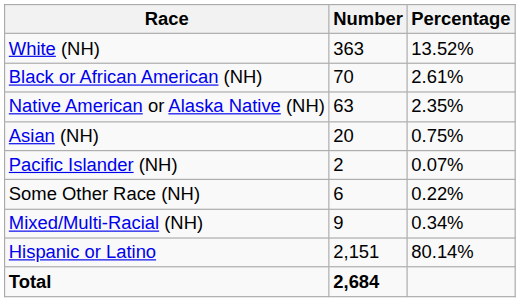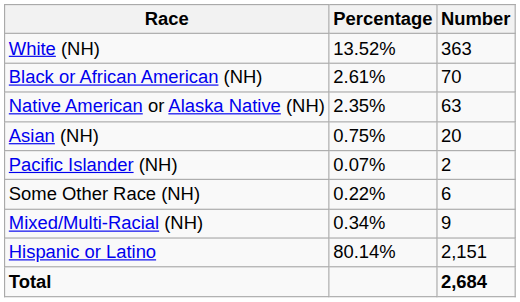columns swapped: (368, 19) <-> (461, 19)
